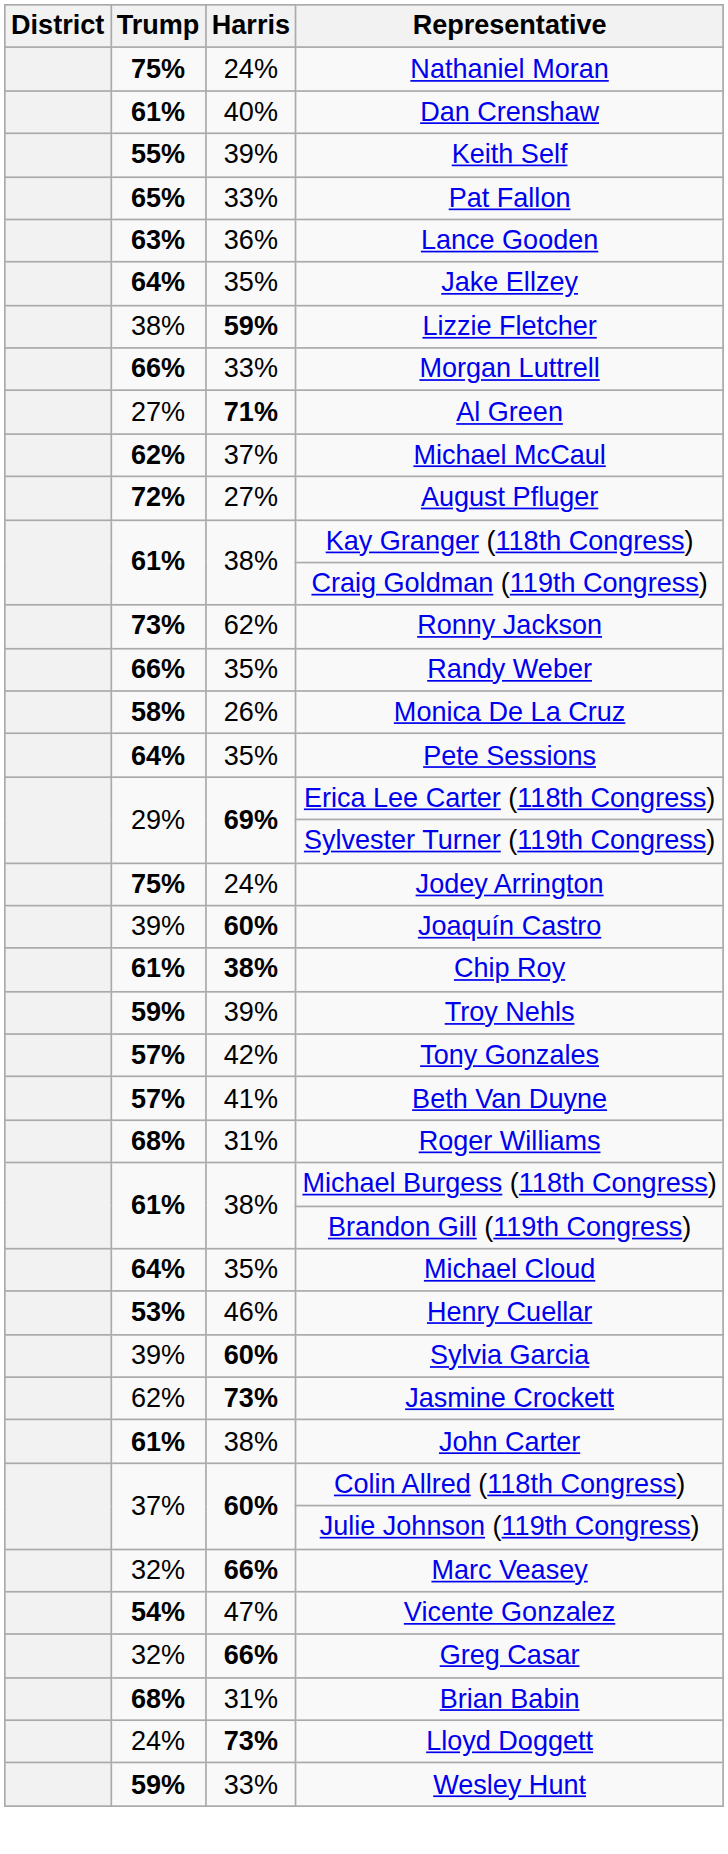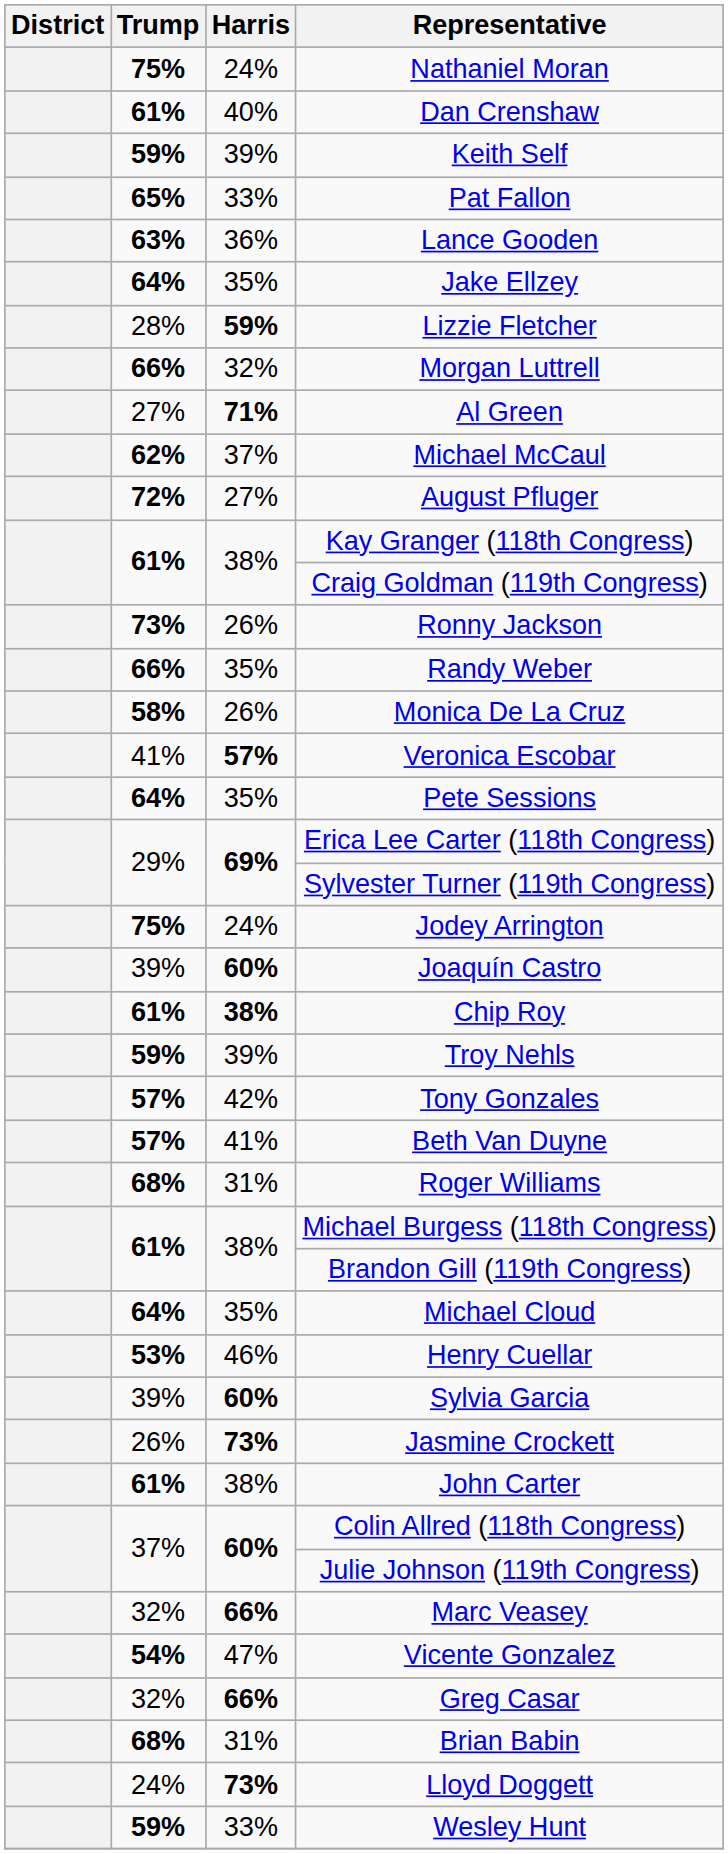(158, 154) 55% -> (158, 154) 59%
(158, 326) 38% -> (158, 326) 28%
(251, 369) 33% -> (251, 369) 32%
(251, 626) 62% -> (251, 626) 26%
+ row: (510, 754)
(158, 1398) 62% -> (158, 1441) 26%
